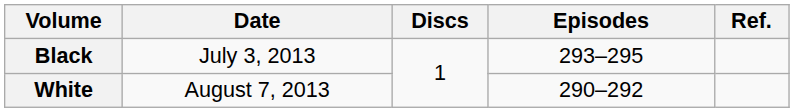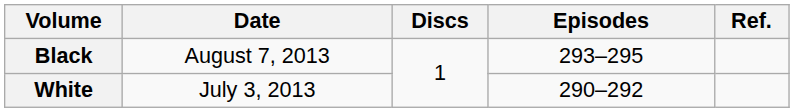(257, 55) July 3, 2013 -> (257, 55) August 7, 2013
(257, 90) August 7, 2013 -> (257, 90) July 3, 2013
